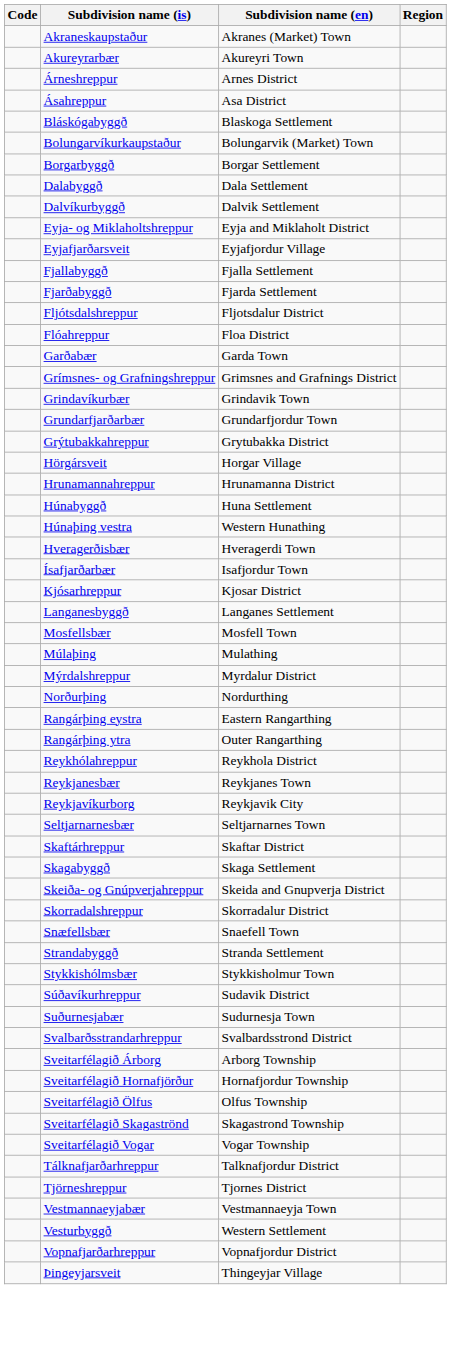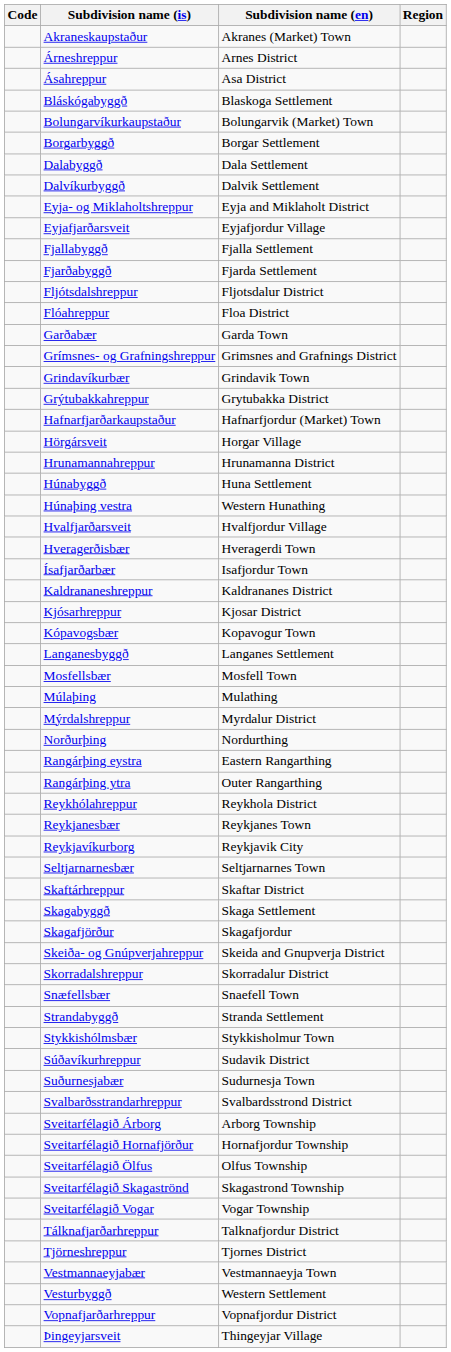- row: (81, 57)
- row: (94, 420)
+ row: (110, 420)
+ row: (87, 526)
+ row: (98, 590)
+ row: (81, 633)
+ row: (79, 931)
